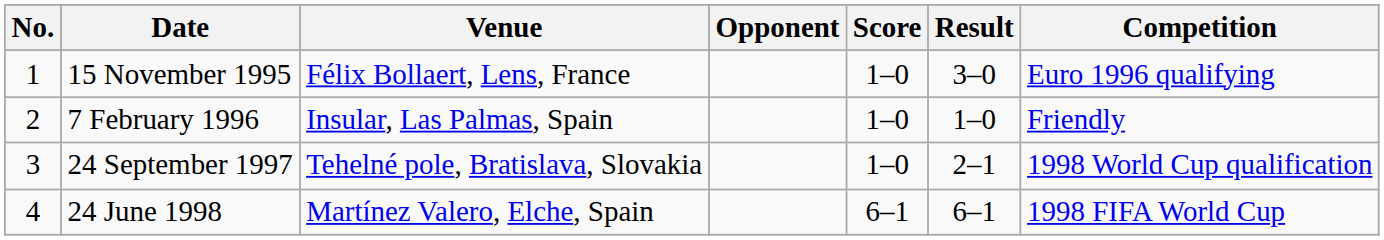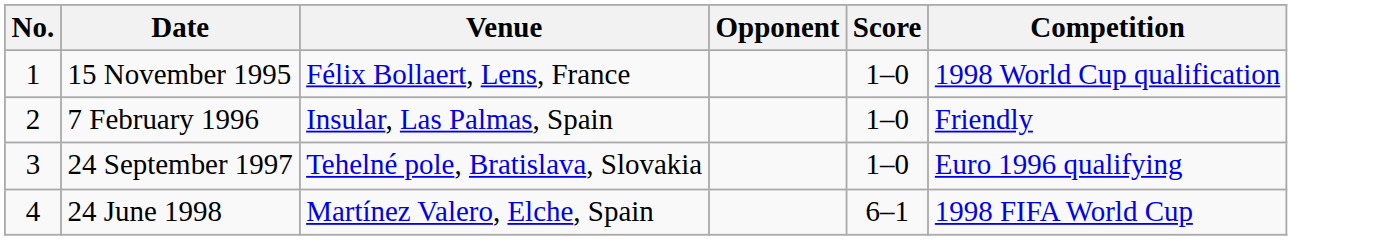- column: (974, 27)
(1151, 73) Euro 1996 qualifying -> (1108, 73) 1998 World Cup qualification
(1200, 165) 1998 World Cup qualification -> (1059, 165) Euro 1996 qualifying
